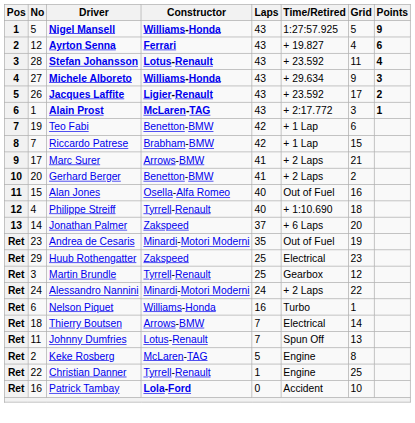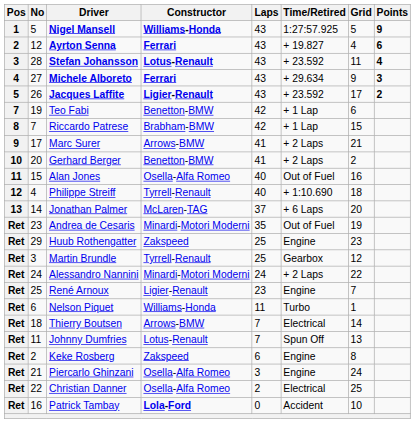(182, 78) Williams-Honda -> (160, 78) Ferrari
- row: (76, 111)
(166, 225) Zakspeed -> (175, 209) McLaren-TAG
(304, 258) Electrical -> (299, 242) Engine
+ row: (79, 291)
(260, 307) 16 -> (260, 307) 11
(175, 356) McLaren-TAG -> (166, 356) Zakspeed
(257, 356) 5 -> (257, 356) 6
+ row: (91, 373)
(177, 373) Tyrrell-Renault -> (187, 389) Osella-Alfa Romeo
(257, 373) 1 -> (257, 389) 2
(299, 373) Engine -> (304, 389) Electrical
